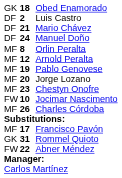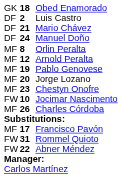(11, 139) GK -> (11, 139) FW
